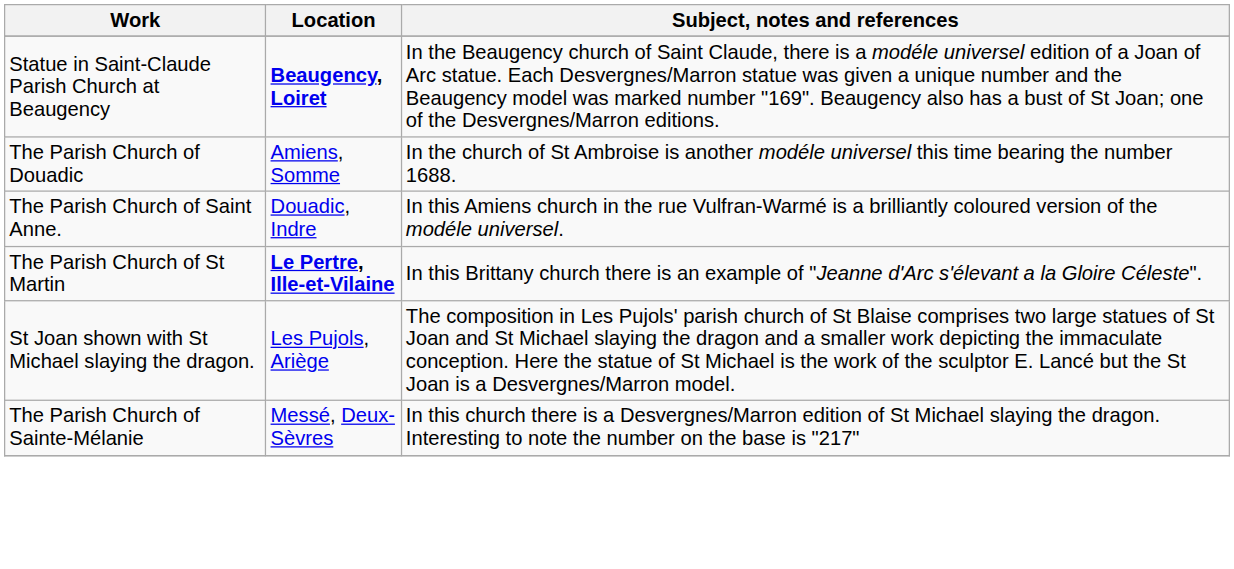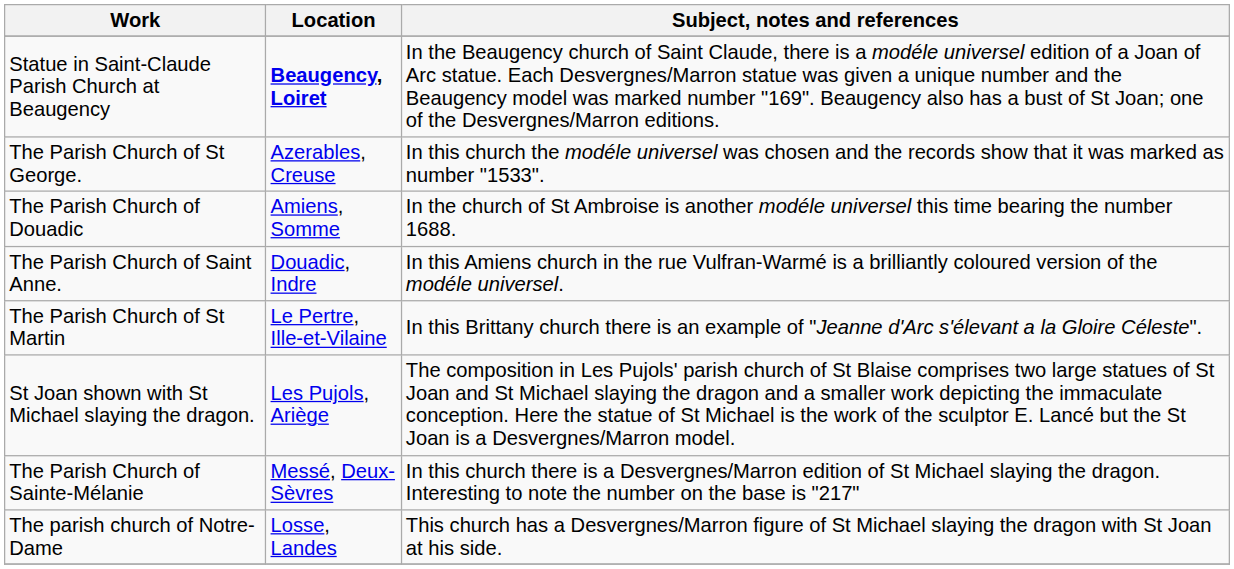+ row: (117, 163)
(333, 273) bold -> (329, 327) normal
+ row: (132, 537)
